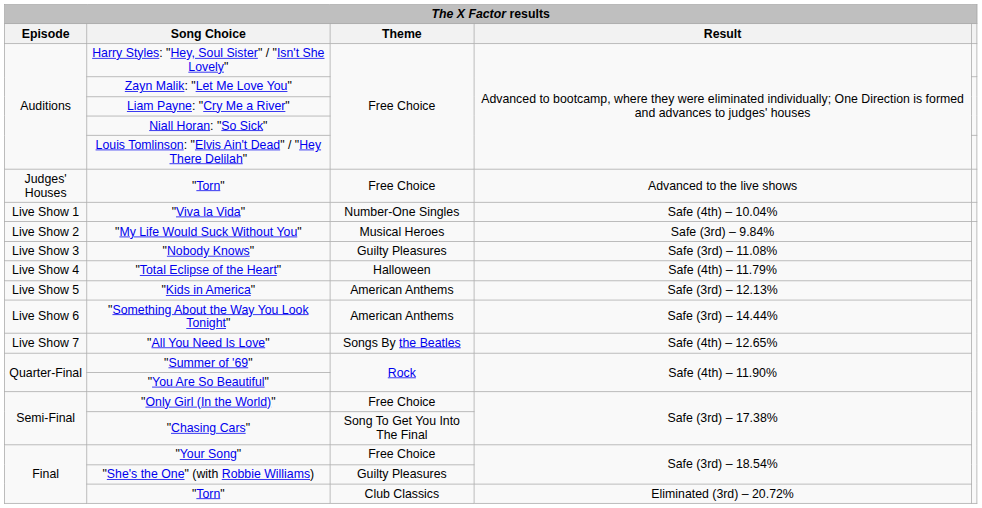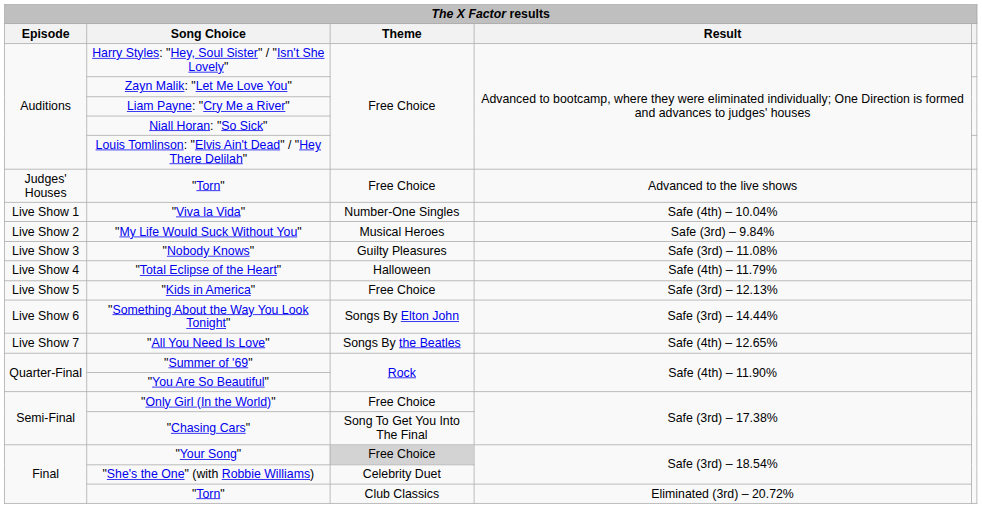(402, 290) American Anthems -> (402, 290) Free Choice
(402, 316) American Anthems -> (402, 316) Songs By Elton John
(402, 454) no background -> (402, 454) lightgrey background
(402, 474) Guilty Pleasures -> (402, 474) Celebrity Duet
